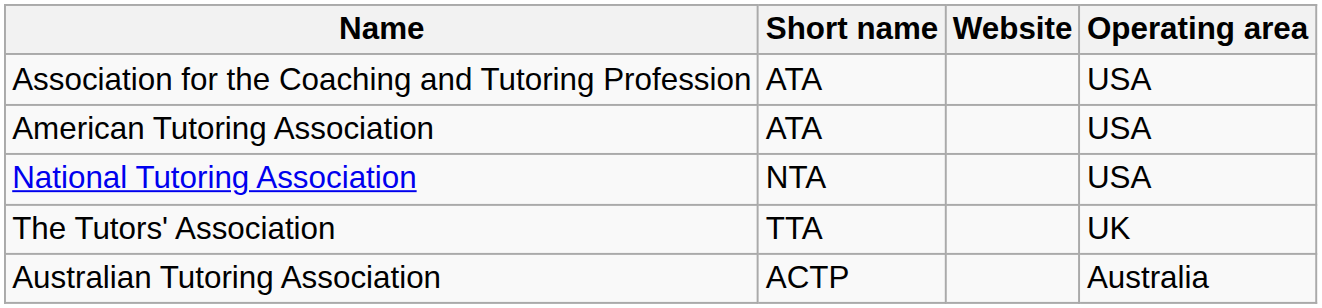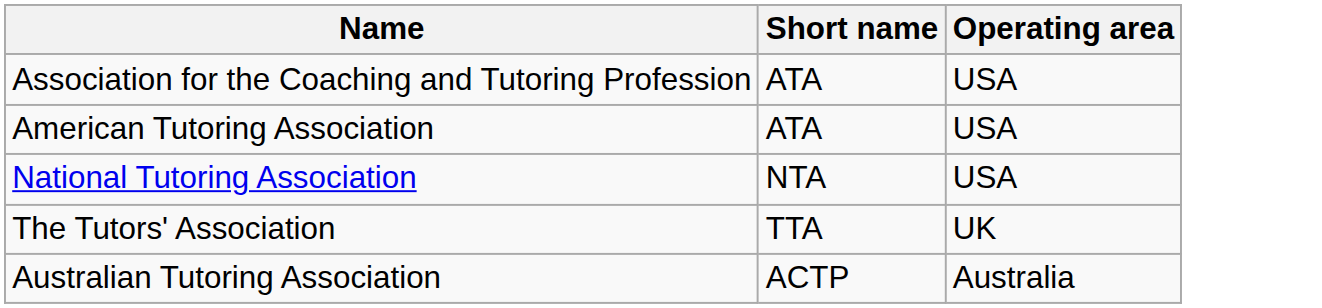- column: (1013, 29)
